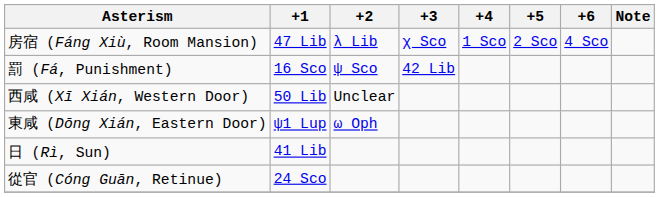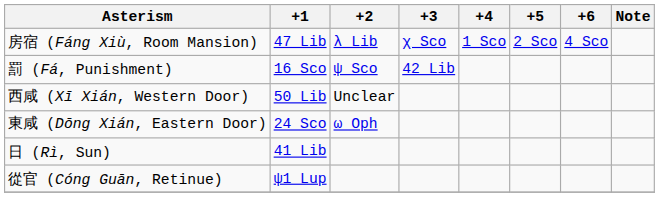(300, 124) ψ1 Lup -> (300, 124) 24 Sco
(300, 179) 24 Sco -> (300, 179) ψ1 Lup
